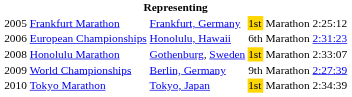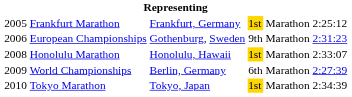(190, 38) Honolulu, Hawaii -> (197, 38) Gothenburg, Sweden
(255, 38) 6th -> (255, 38) 9th
(197, 54) Gothenburg, Sweden -> (190, 54) Honolulu, Hawaii
(255, 70) 9th -> (255, 70) 6th
